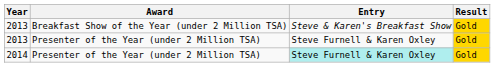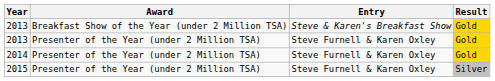(363, 55) paleturquoise background -> (363, 55) no background
+ row: (17, 69)
